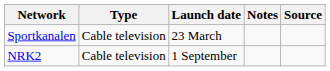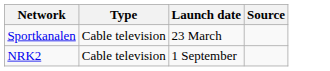- column: (263, 14)
